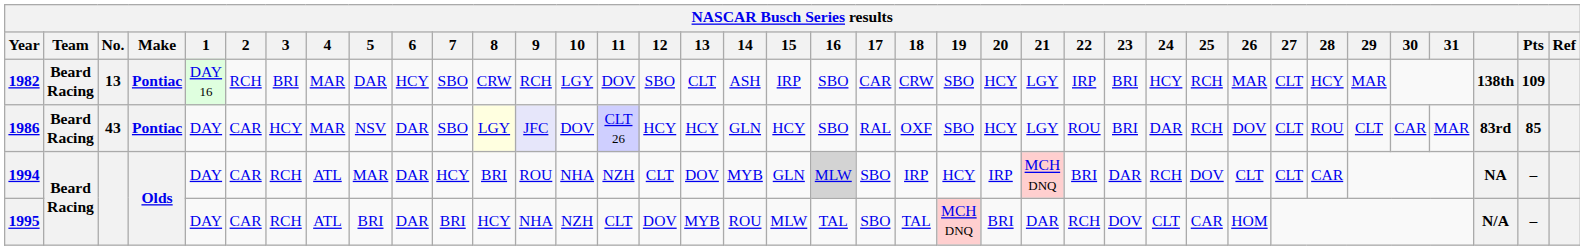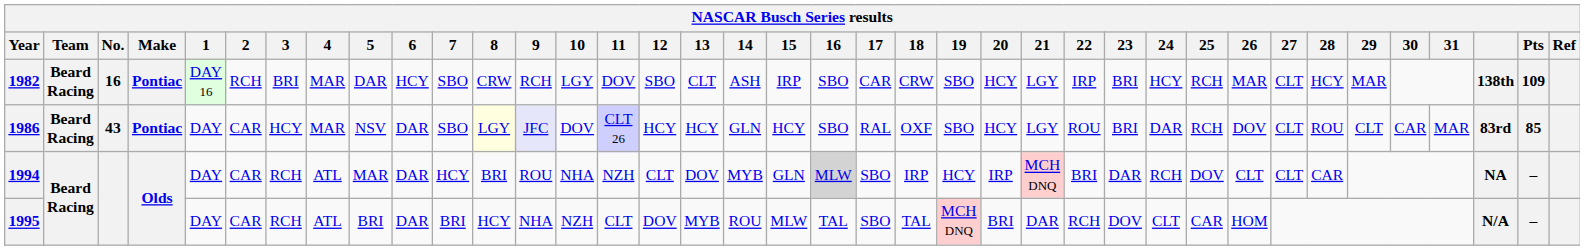(113, 81) 13 -> (113, 81) 16
